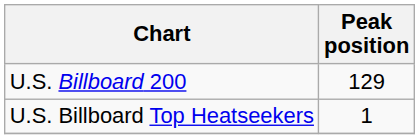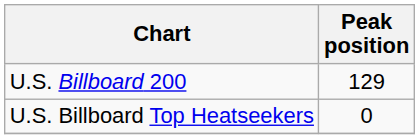(367, 116) 1 -> (367, 116) 0
